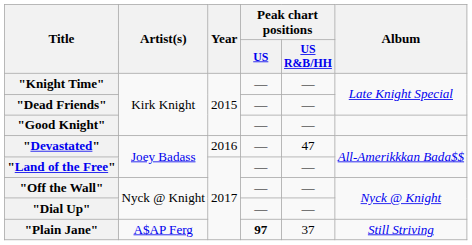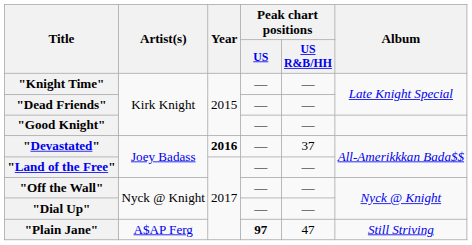(224, 146) normal -> (224, 146) bold
(308, 146) 47 -> (308, 146) 37
(308, 229) 37 -> (308, 229) 47
